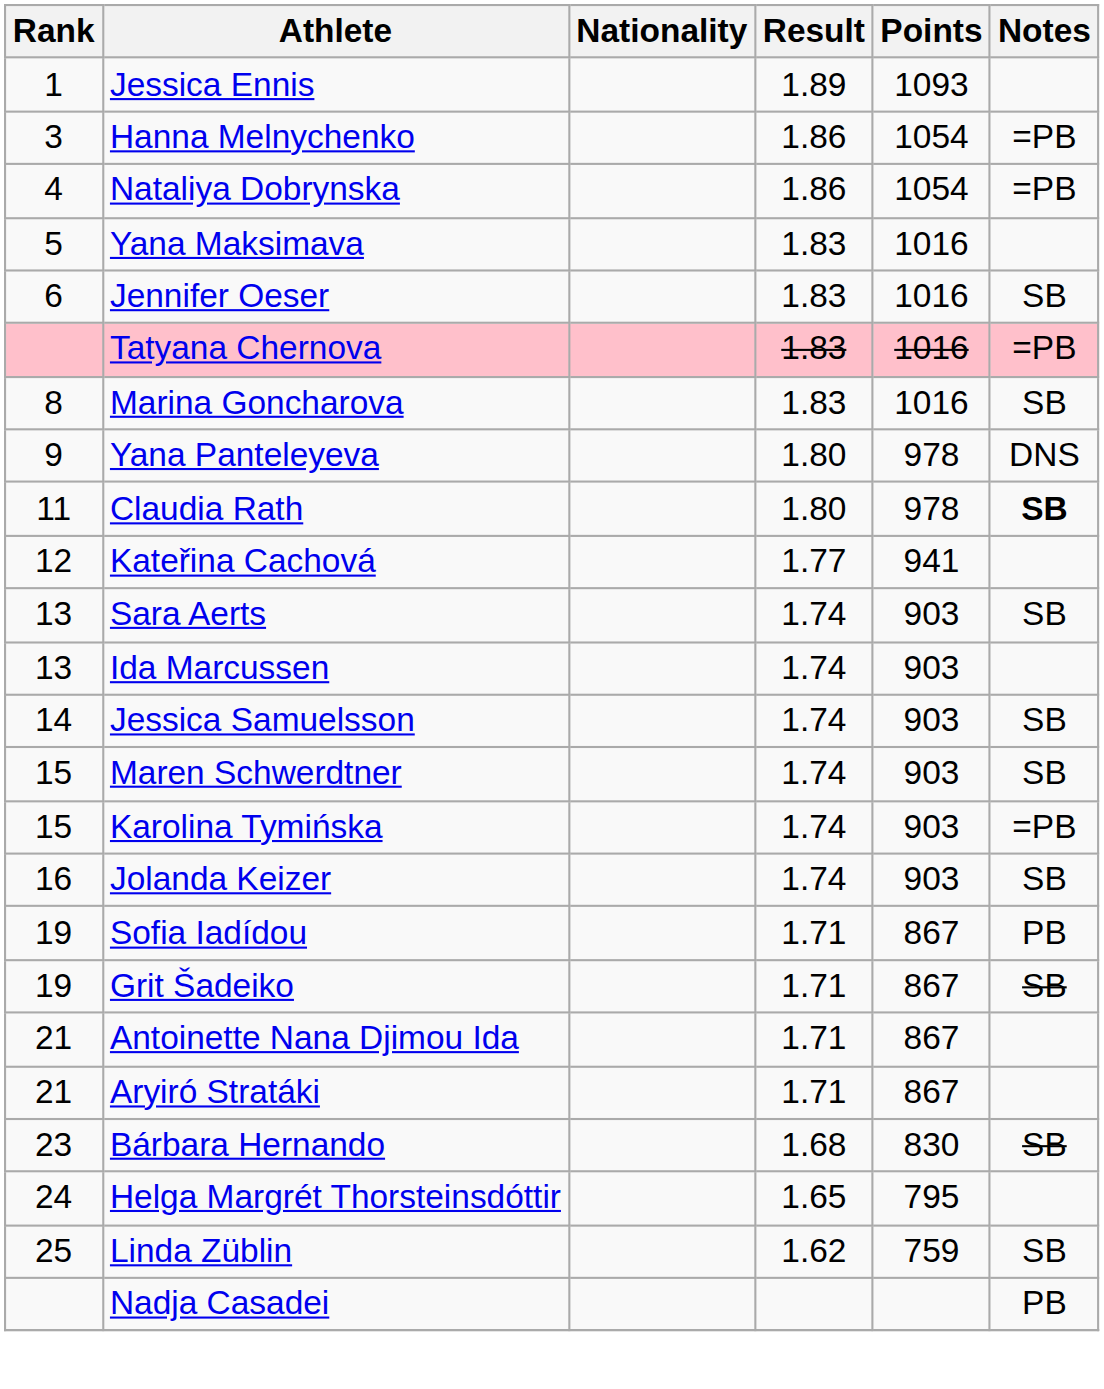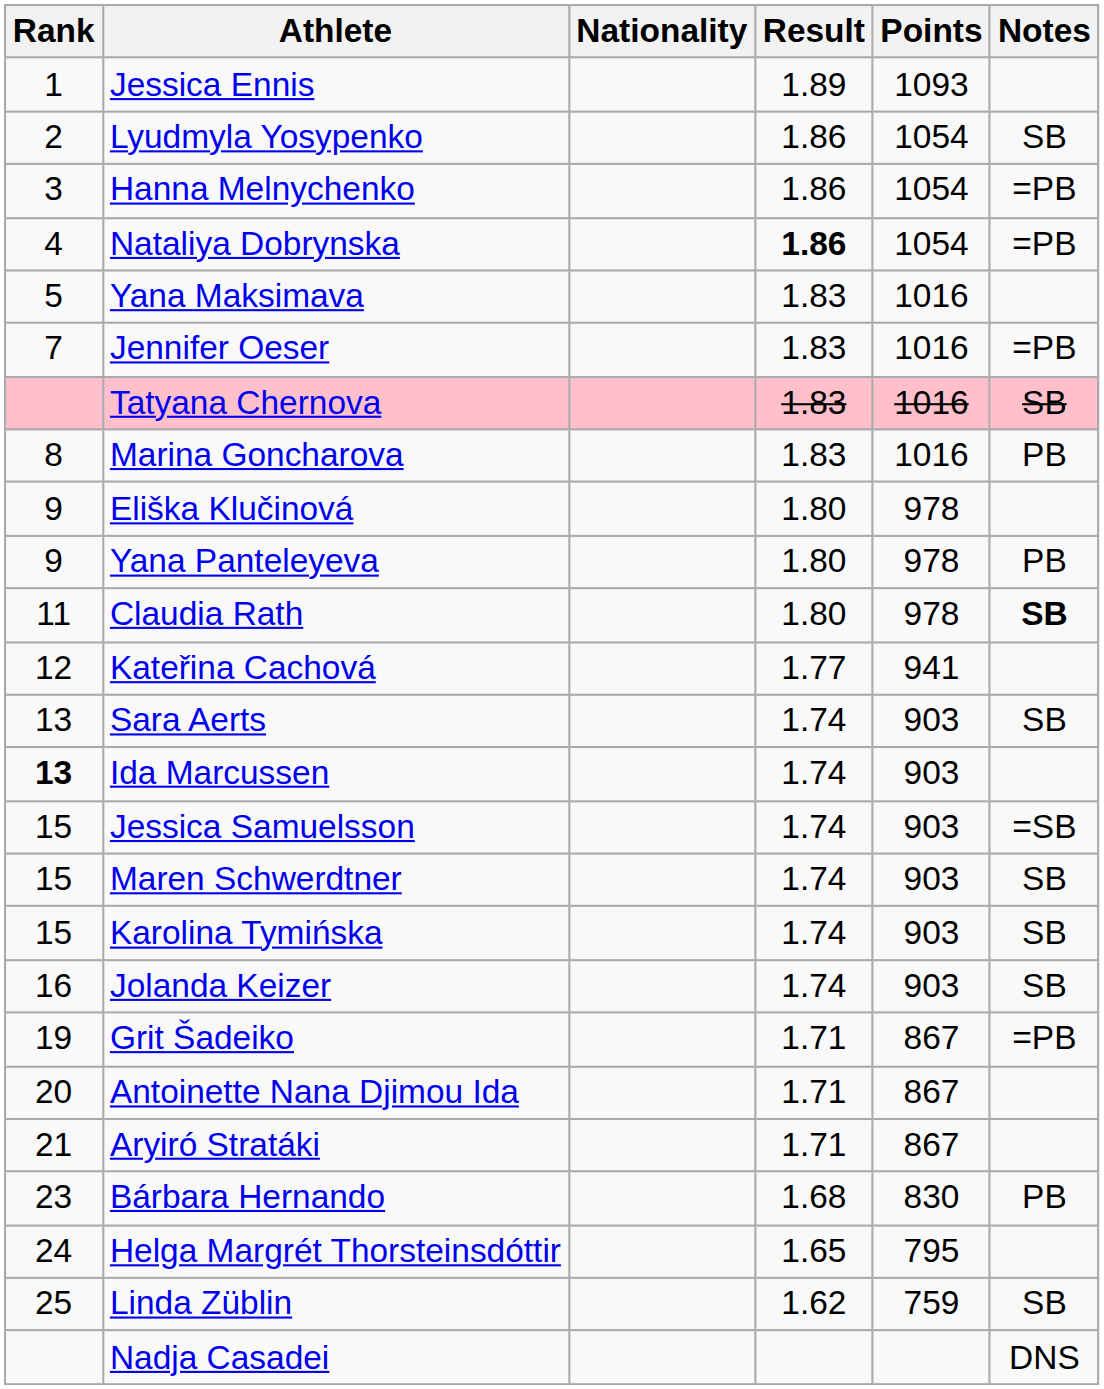+ row: (266, 137)
(814, 190) normal -> (814, 243) bold
(54, 296) 6 -> (54, 349) 7
(1044, 296) SB -> (1044, 349) =PB
(1044, 349) =PB -> (1044, 402) SB
(1044, 402) SB -> (1044, 455) PB
+ row: (232, 508)
(1044, 455) DNS -> (1044, 561) PB
(54, 667) normal -> (54, 773) bold
(54, 720) 14 -> (54, 826) 15
(1044, 720) SB -> (1044, 826) =SB
(1044, 826) =PB -> (1044, 932) SB
- row: (208, 932)
(1044, 985) SB -> (1044, 1038) =PB
(54, 1038) 21 -> (54, 1091) 20
(1044, 1144) SB -> (1044, 1197) PB
(1044, 1303) PB -> (1044, 1356) DNS
